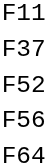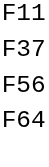- row: (24, 85)
